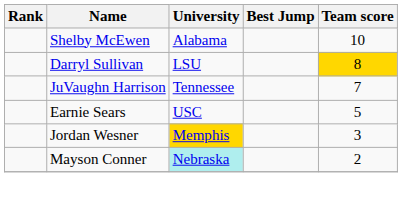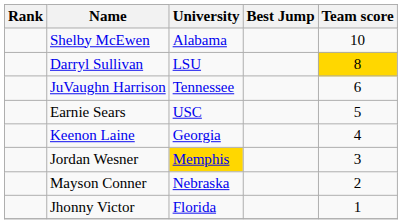(358, 87) 7 -> (358, 87) 6
+ row: (92, 135)
(201, 159) paleturquoise background -> (201, 183) no background
+ row: (92, 207)
